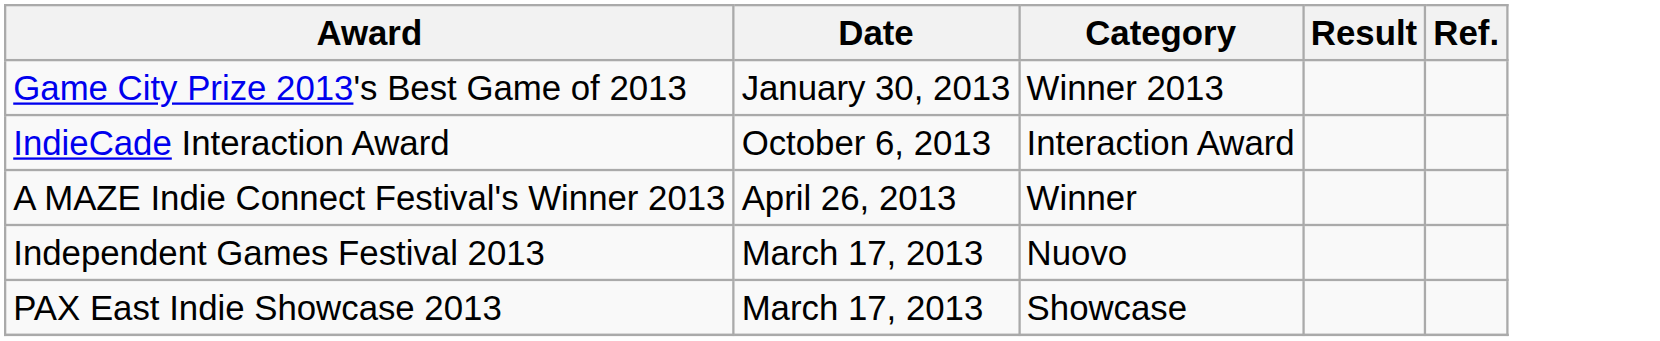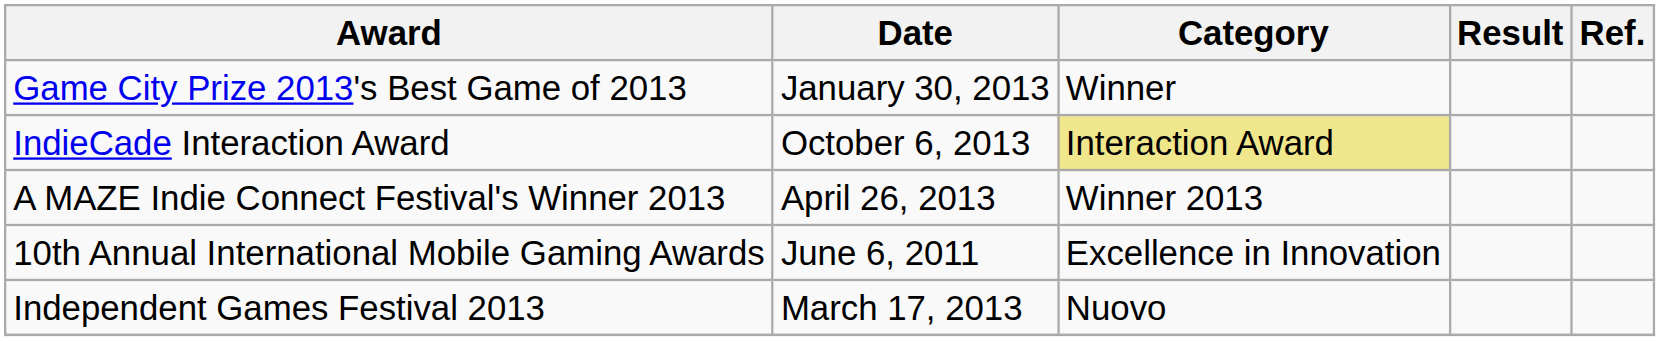(1125, 88) Winner 2013 -> (1121, 88) Winner
(1161, 143) no background -> (1200, 143) khaki background
(1082, 198) Winner -> (1164, 198) Winner 2013
+ row: (389, 253)
- row: (257, 308)
